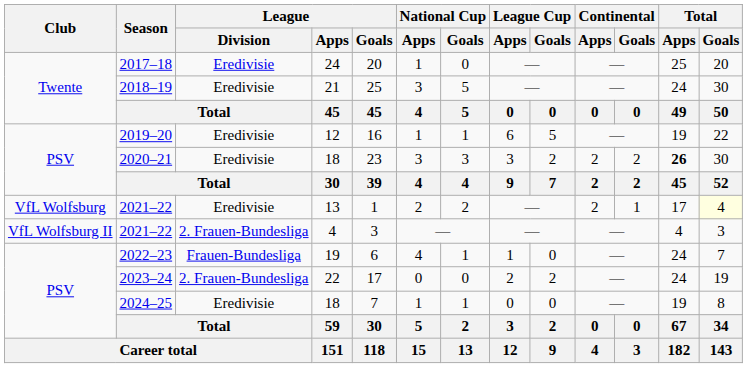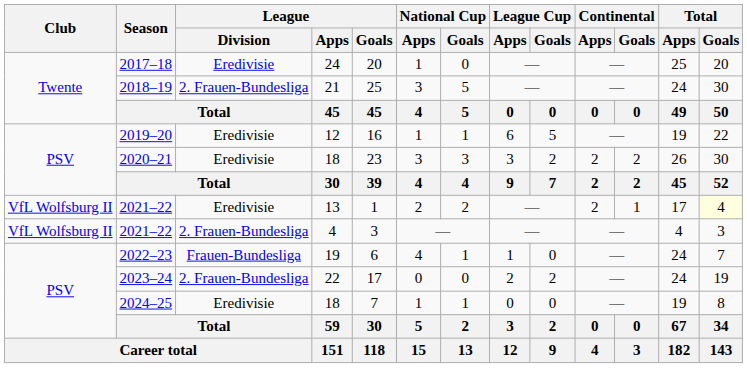(244, 87) Eredivisie -> (244, 87) 2. Frauen-Bundesliga
(679, 159) bold -> (679, 159) normal
(60, 207) VfL Wolfsburg -> (60, 207) VfL Wolfsburg II
